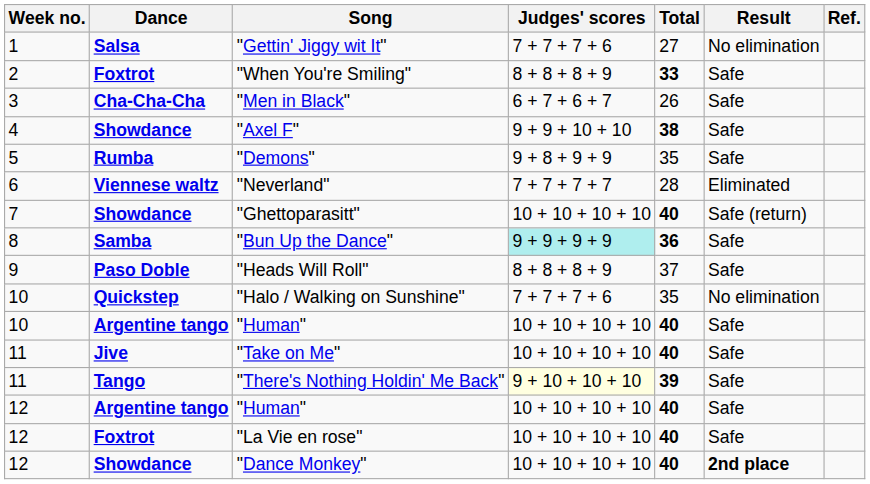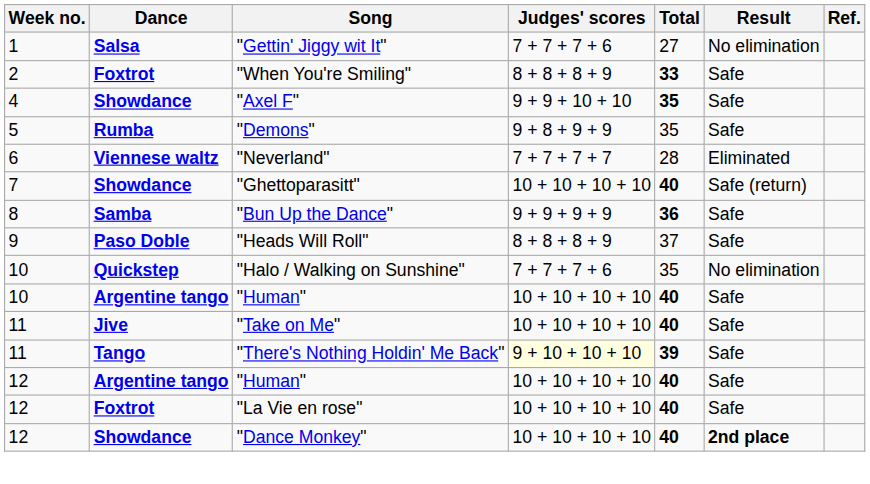- row: (14, 102)
(669, 130) 38 -> (669, 102) 35
(562, 241) paleturquoise background -> (562, 213) no background
